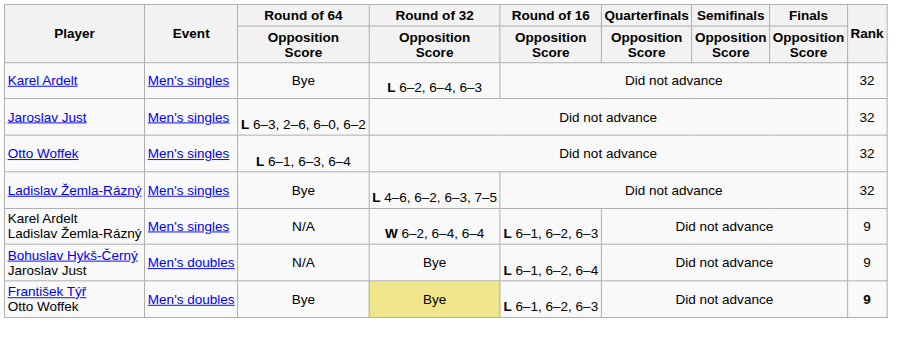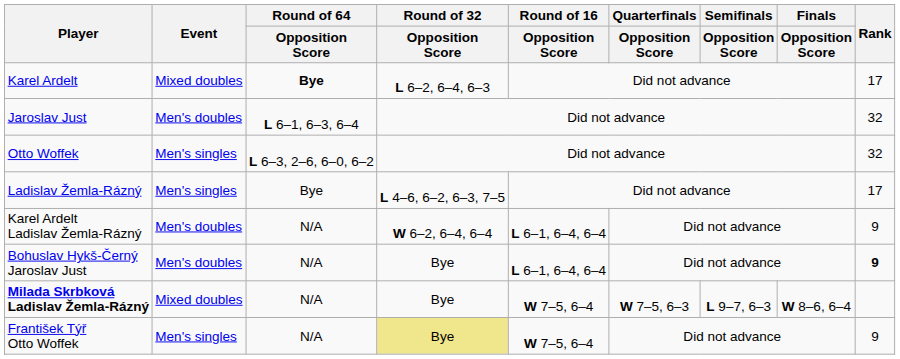(189, 81) Men's singles -> (199, 81) Mixed doubles
(303, 81) normal -> (311, 81) bold
(867, 81) 32 -> (875, 81) 17
(189, 117) Men's singles -> (199, 117) Men's doubles
(303, 125) L 6–3, 2–6, 6–0, 6–2 -> (311, 125) L 6–1, 6–3, 6–4
(303, 161) L 6–1, 6–3, 6–4 -> (311, 161) L 6–3, 2–6, 6–0, 6–2
(867, 190) 32 -> (875, 190) 17
(189, 227) Men's singles -> (199, 227) Men's doubles
(551, 234) L 6–1, 6–2, 6–3 -> (559, 234) L 6–1, 6–4, 6–4
(551, 271) L 6–1, 6–2, 6–4 -> (559, 271) L 6–1, 6–4, 6–4
(867, 263) normal -> (875, 263) bold
+ row: (78, 299)
(191, 299) Men's doubles -> (196, 336) Men's singles
(303, 299) Bye -> (311, 336) N/A
(551, 307) L 6–1, 6–2, 6–3 -> (559, 343) W 7–5, 6–4
(867, 299) bold -> (875, 336) normal
